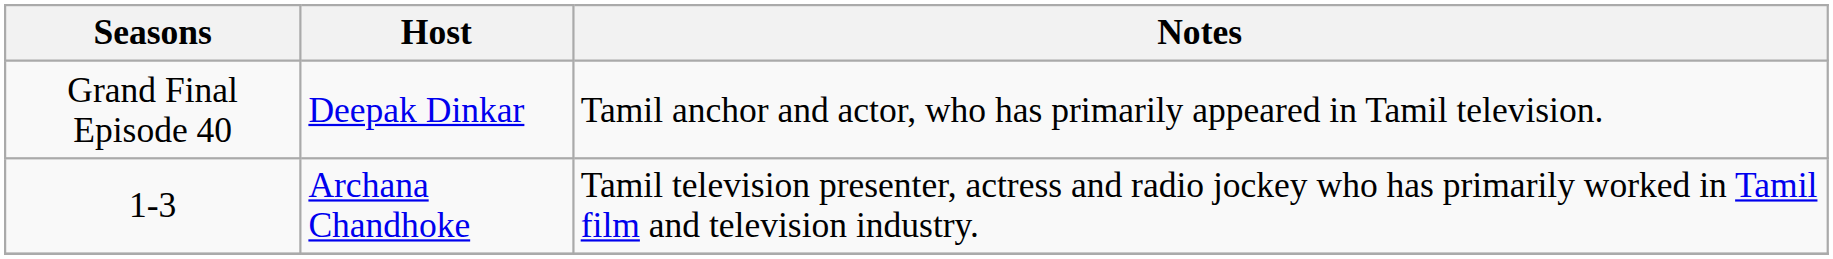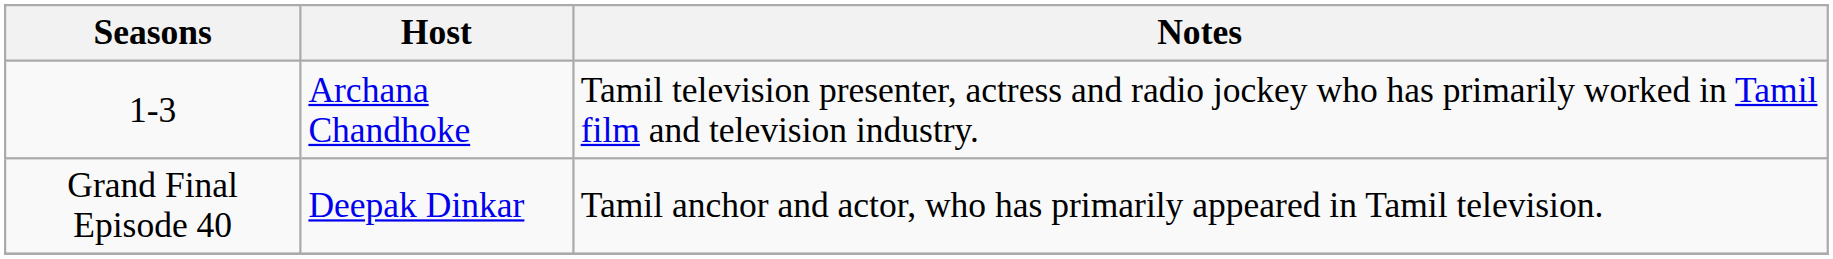rows swapped: (153, 205) <-> (153, 108)
